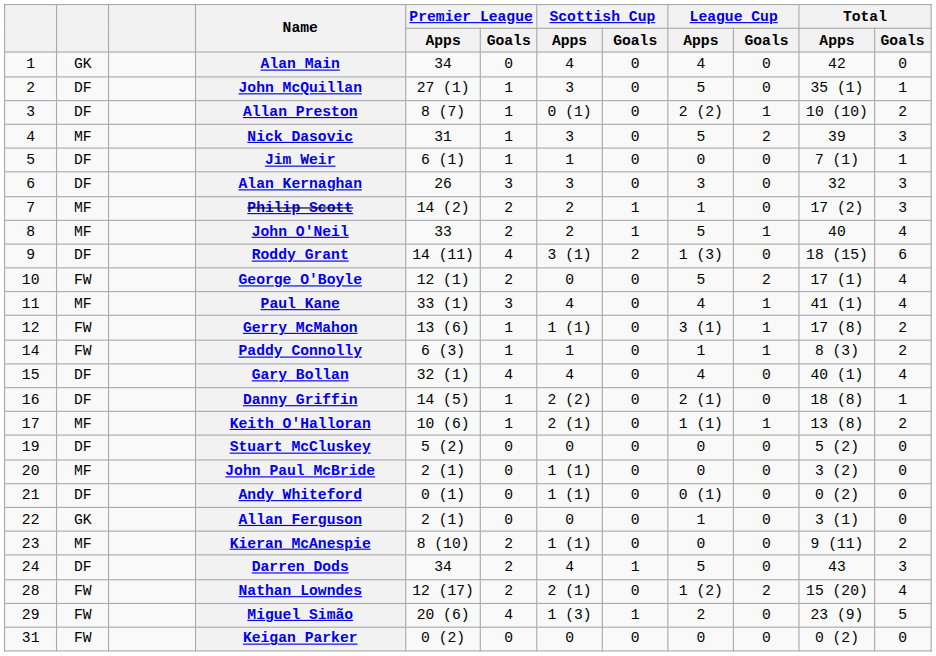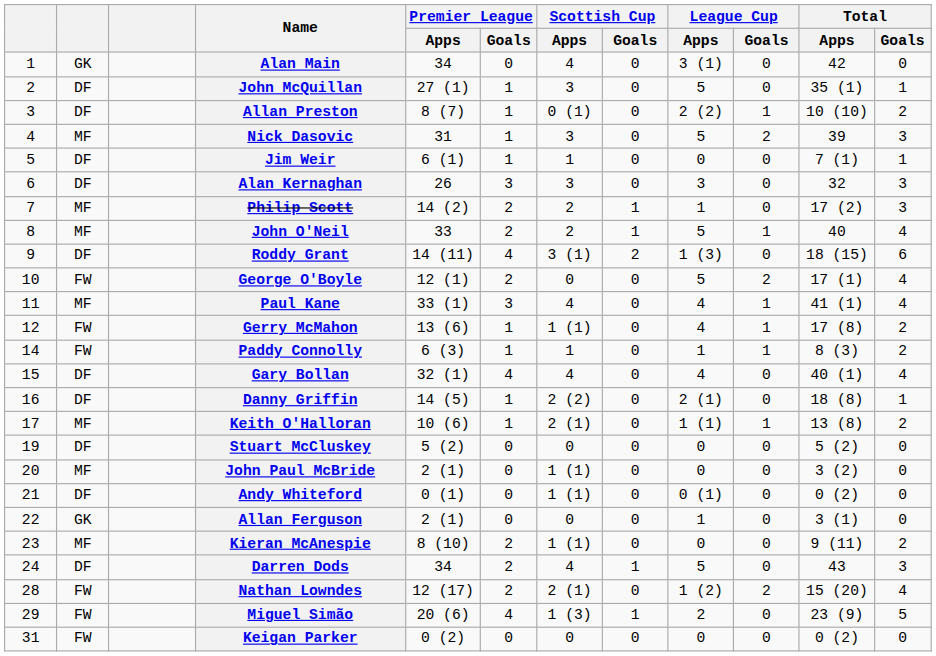(701, 64) 4 -> (701, 64) 3 (1)
(701, 328) 3 (1) -> (701, 328) 4
